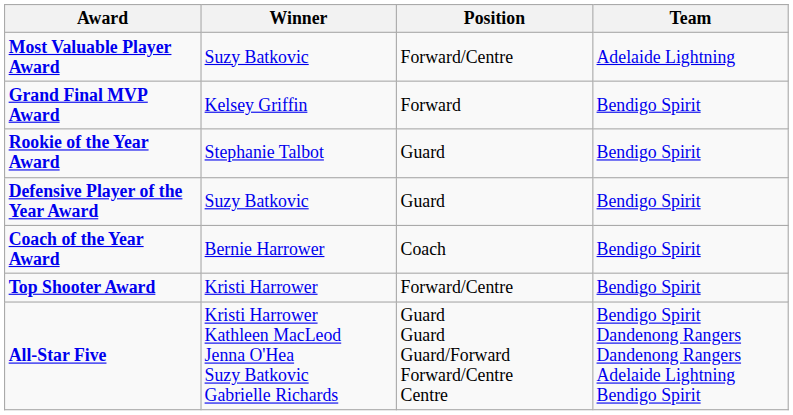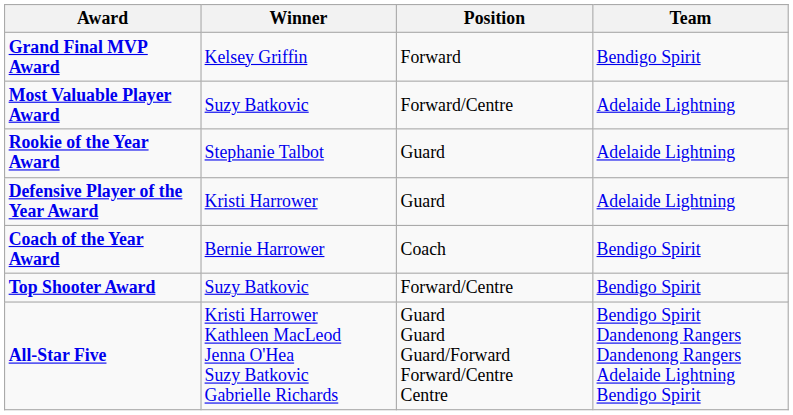rows swapped: (90, 56) <-> (78, 104)
(649, 153) Bendigo Spirit -> (666, 153) Adelaide Lightning
(257, 201) Suzy Batkovic -> (261, 201) Kristi Harrower
(649, 201) Bendigo Spirit -> (666, 201) Adelaide Lightning
(261, 287) Kristi Harrower -> (257, 287) Suzy Batkovic
